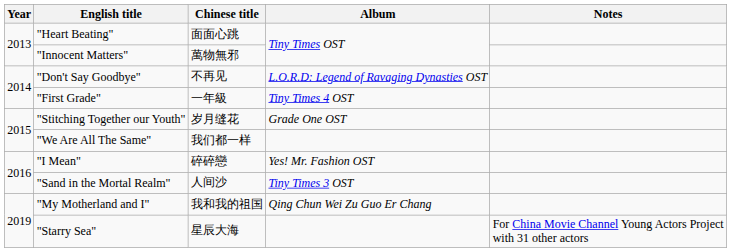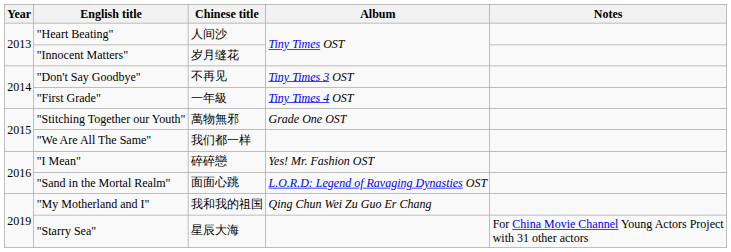(215, 33) 面面心跳 -> (209, 33) 人间沙
(215, 55) 萬物無邪 -> (215, 55) 岁月缝花
(378, 76) L.O.R.D: Legend of Ravaging Dynasties OST -> (311, 76) Tiny Times 3 OST
(215, 118) 岁月缝花 -> (215, 118) 萬物無邪
(209, 182) 人间沙 -> (215, 182) 面面心跳
(311, 183) Tiny Times 3 OST -> (378, 183) L.O.R.D: Legend of Ravaging Dynasties OST
